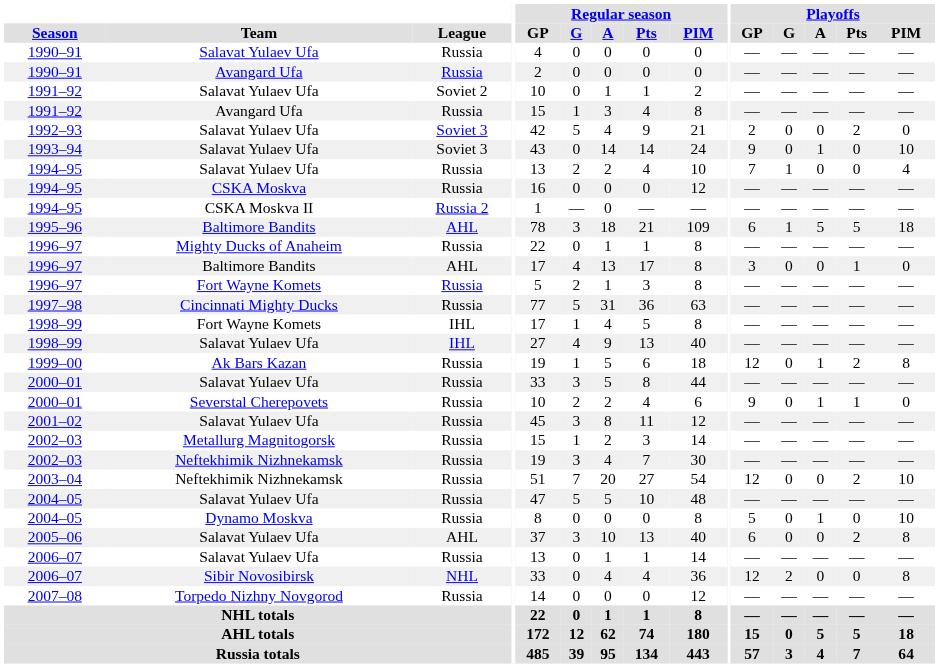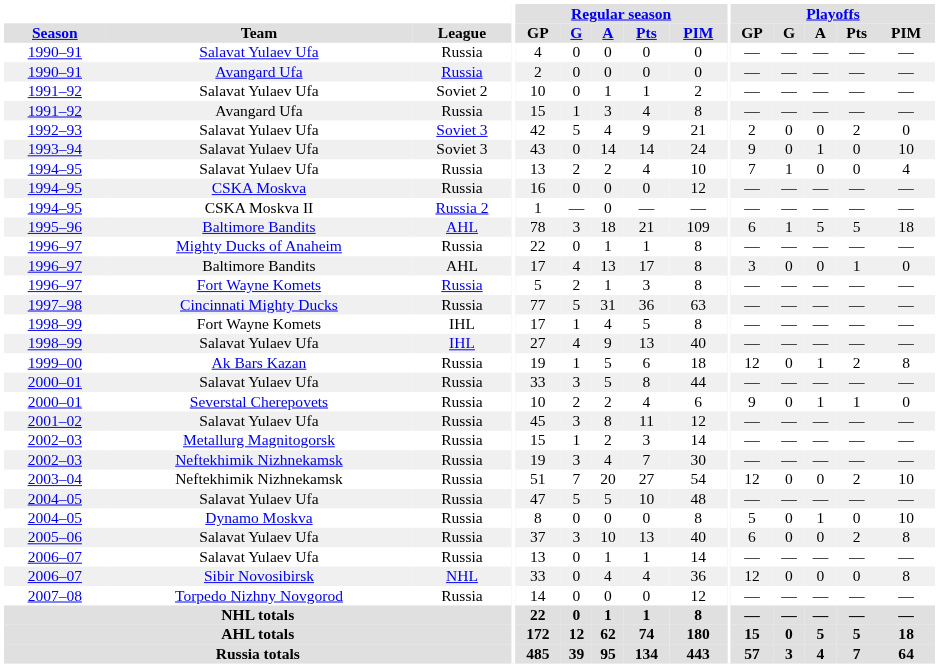(462, 537) AHL -> (462, 537) Russia
(789, 576) 2 -> (789, 576) 0
